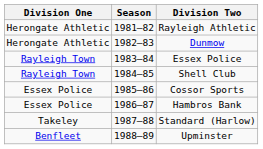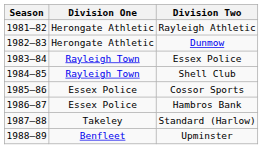columns swapped: (134, 12) <-> (58, 12)
